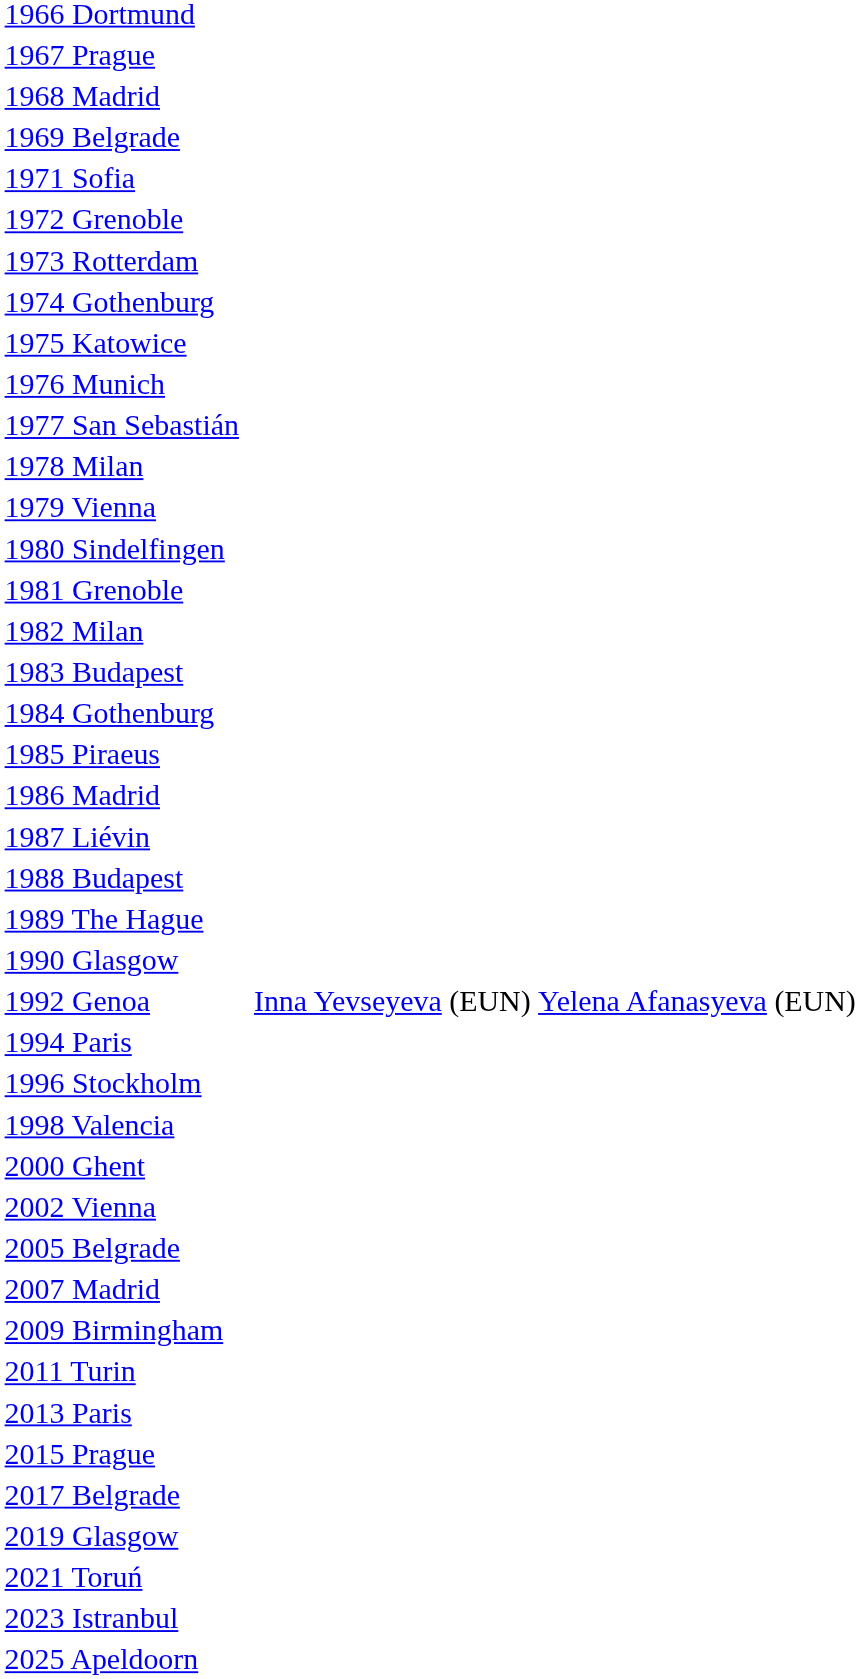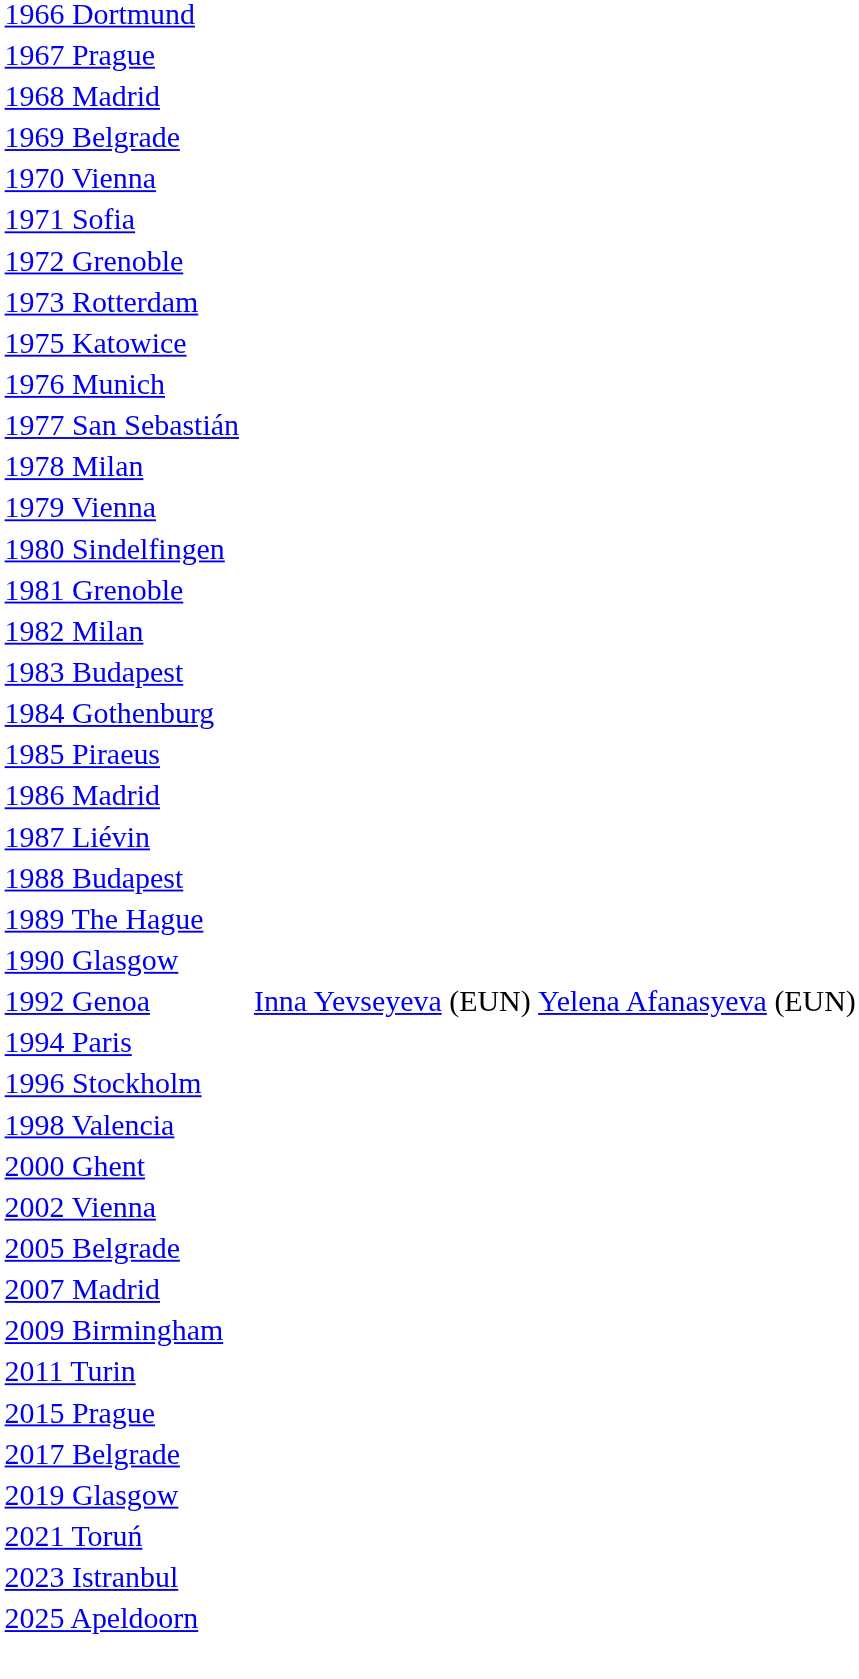+ row: (80, 178)
- row: (109, 301)
- row: (68, 1412)
